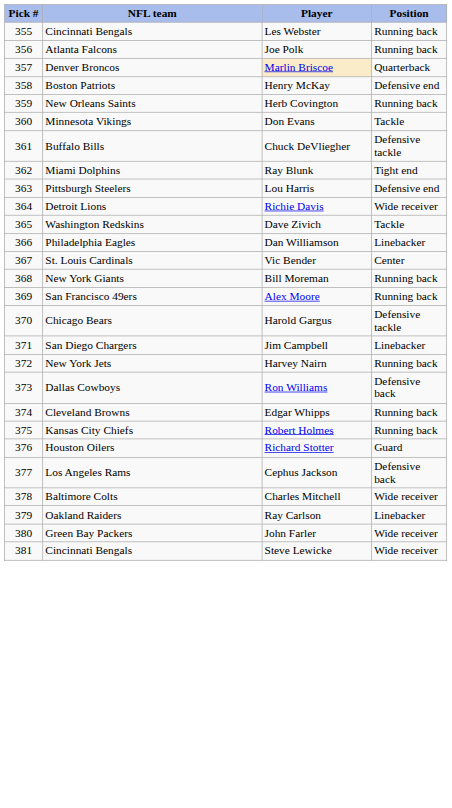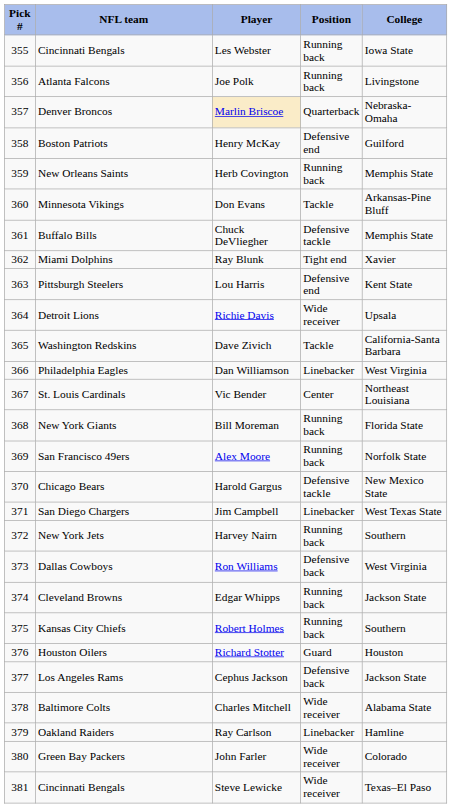+ column: (404, 19)
